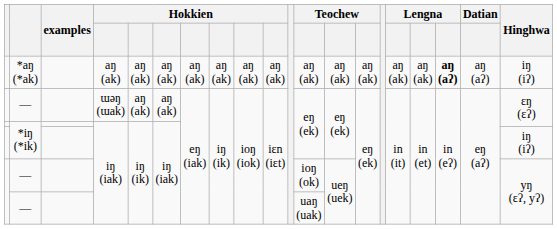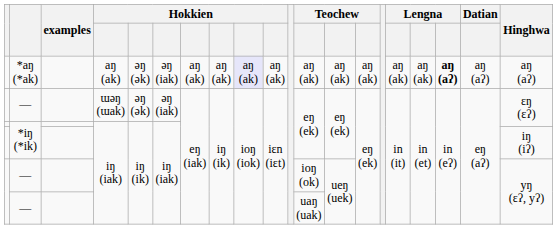(140, 72) aŋ (ak) -> (140, 72) əŋ (ək)
(167, 72) aŋ (ak) -> (167, 72) əŋ (iak)
(248, 72) no background -> (248, 72) lavender background
(526, 72) iŋ (iʔ) -> (526, 72) aŋ (aʔ)
(140, 104) aŋ (ak) -> (140, 104) əŋ (ək)
(167, 104) aŋ (ak) -> (167, 104) əŋ (iak)
